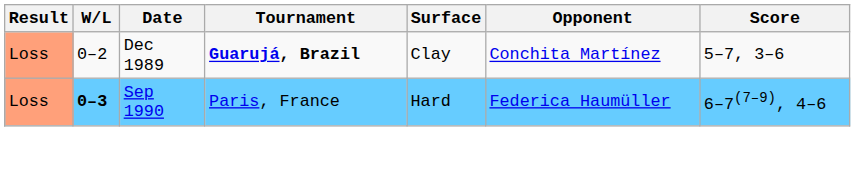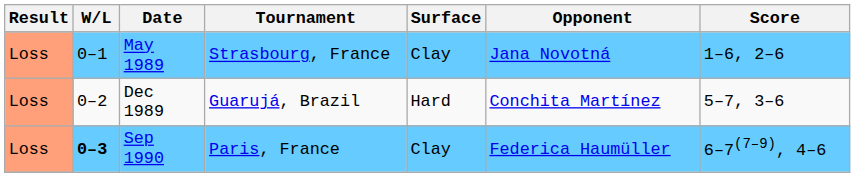+ row: (144, 55)
(285, 55) bold -> (285, 102) normal
(431, 55) Clay -> (431, 102) Hard
(431, 102) Hard -> (431, 149) Clay
